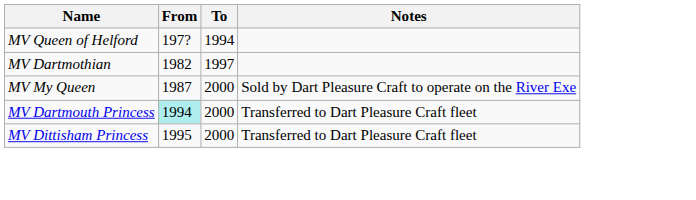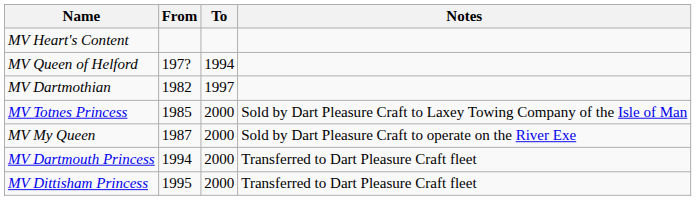+ row: (68, 40)
+ row: (68, 111)
(177, 111) paleturquoise background -> (177, 159) no background
